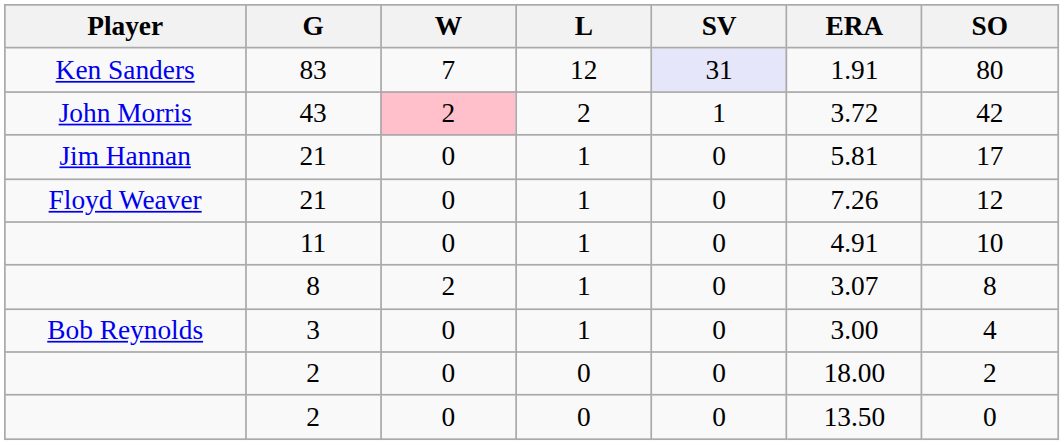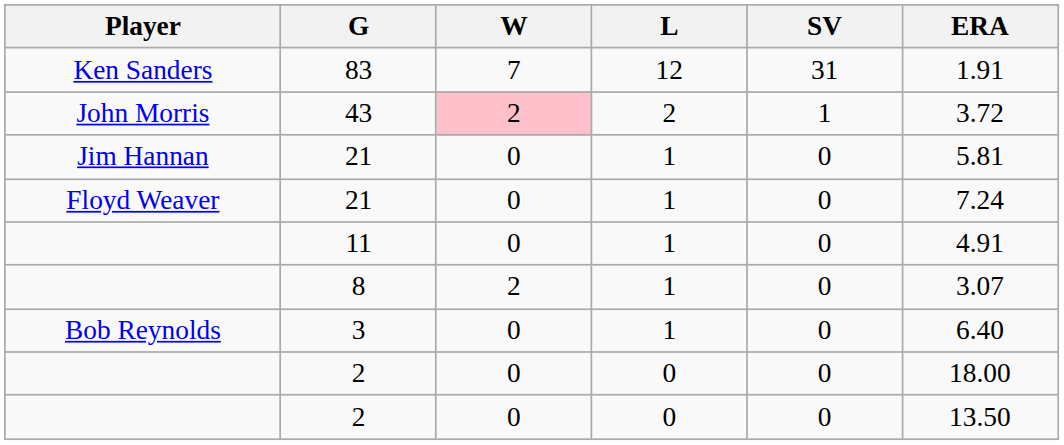- column: (990, 26)
(719, 69) lavender background -> (825, 69) no background
(854, 199) 7.26 -> (980, 199) 7.24
(854, 329) 3.00 -> (980, 329) 6.40
